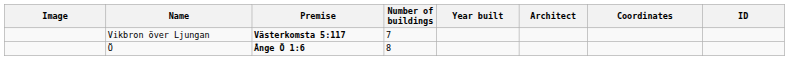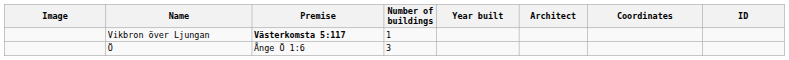(389, 35) 7 -> (389, 35) 1
(279, 49) bold -> (279, 49) normal
(389, 49) 8 -> (389, 49) 3
